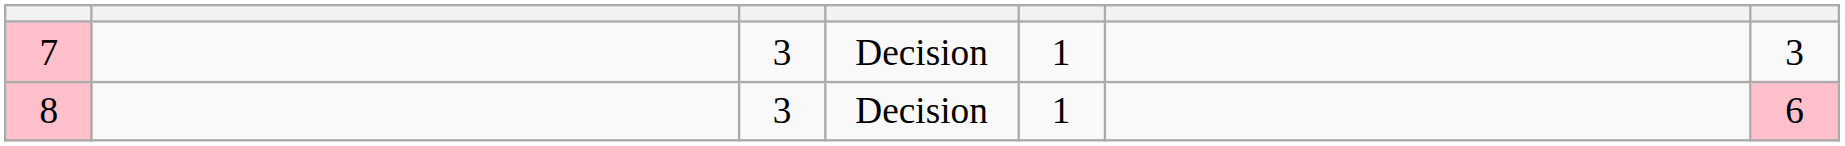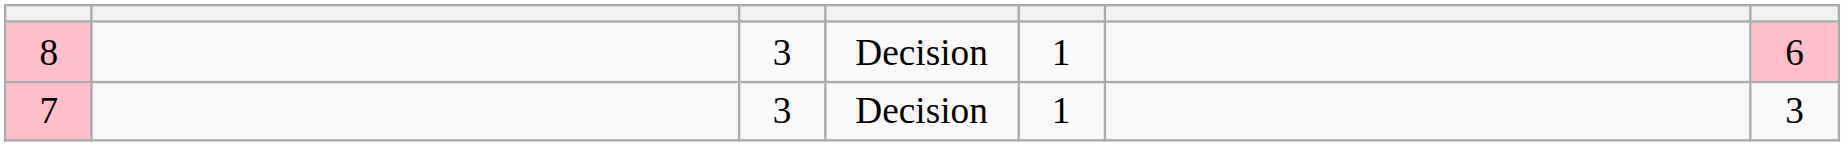rows swapped: (49, 51) <-> (49, 110)
